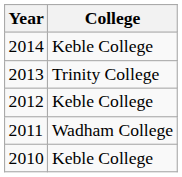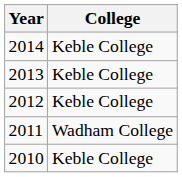(106, 74) Trinity College -> (103, 74) Keble College
